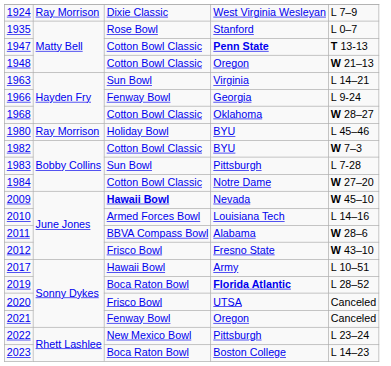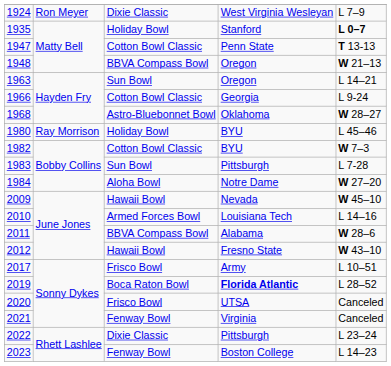(67, 13) Ray Morrison -> (62, 13) Ron Meyer
(132, 30) Rose Bowl -> (138, 30) Holiday Bowl
(344, 30) normal -> (352, 30) bold
(241, 47) bold -> (247, 47) normal
(154, 64) Cotton Bowl Classic -> (158, 64) BBVA Compass Bowl
(231, 81) Virginia -> (239, 81) Oregon
(139, 98) Fenway Bowl -> (154, 98) Cotton Bowl Classic
(154, 115) Cotton Bowl Classic -> (161, 115) Astro-Bluebonnet Bowl
(154, 183) Cotton Bowl Classic -> (134, 183) Aloha Bowl
(138, 200) bold -> (136, 200) normal
(134, 251) Frisco Bowl -> (136, 251) Hawaii Bowl
(136, 268) Hawaii Bowl -> (134, 268) Frisco Bowl
(231, 319) Oregon -> (238, 319) Virginia
(149, 336) New Mexico Bowl -> (137, 336) Dixie Classic
(148, 353) Boca Raton Bowl -> (139, 353) Fenway Bowl
